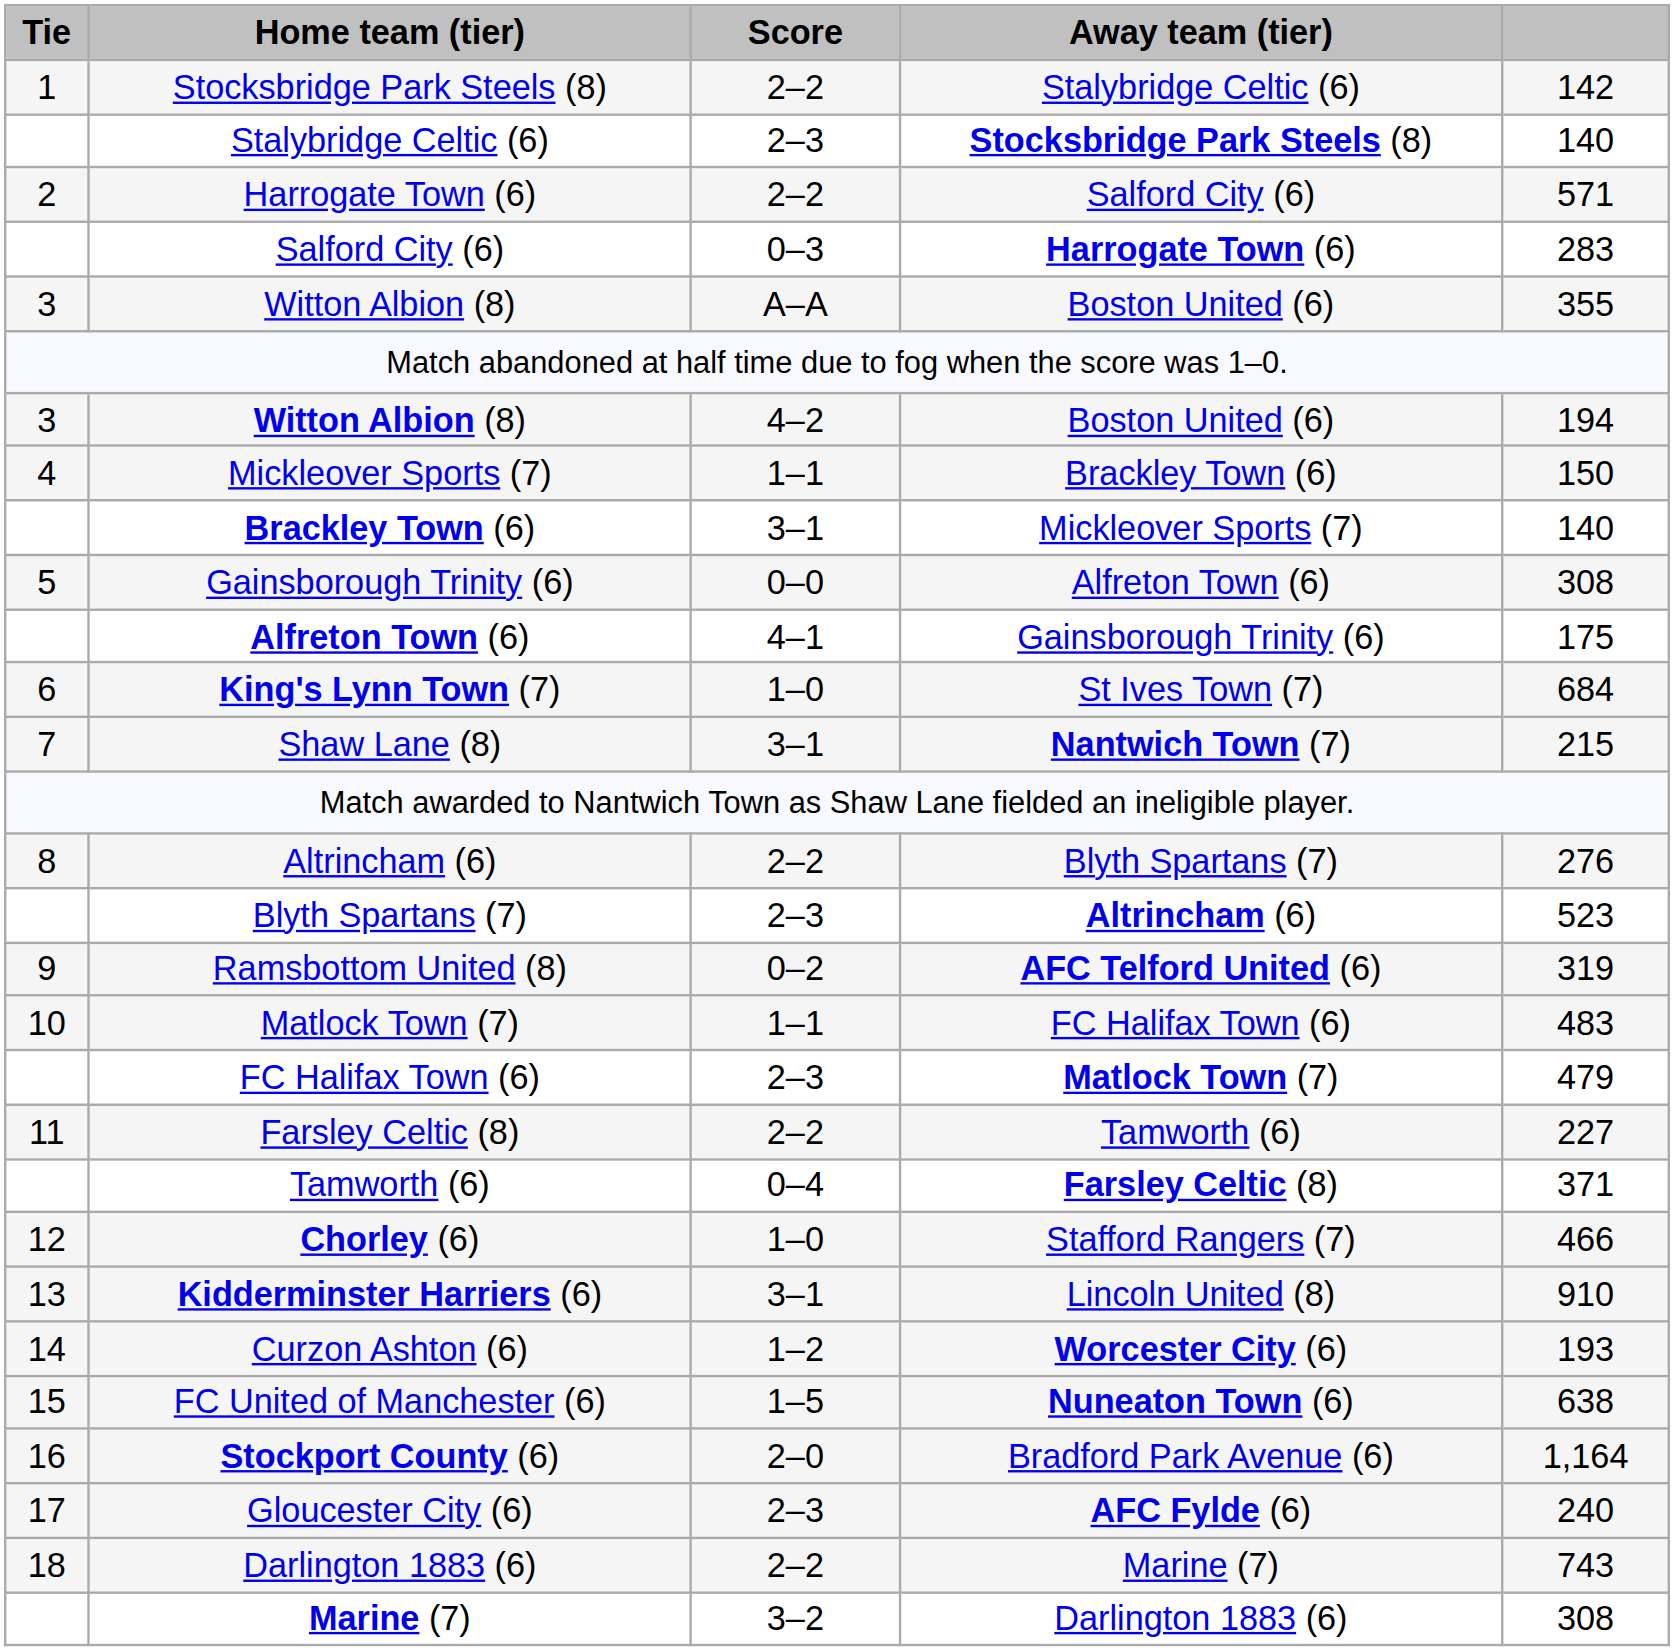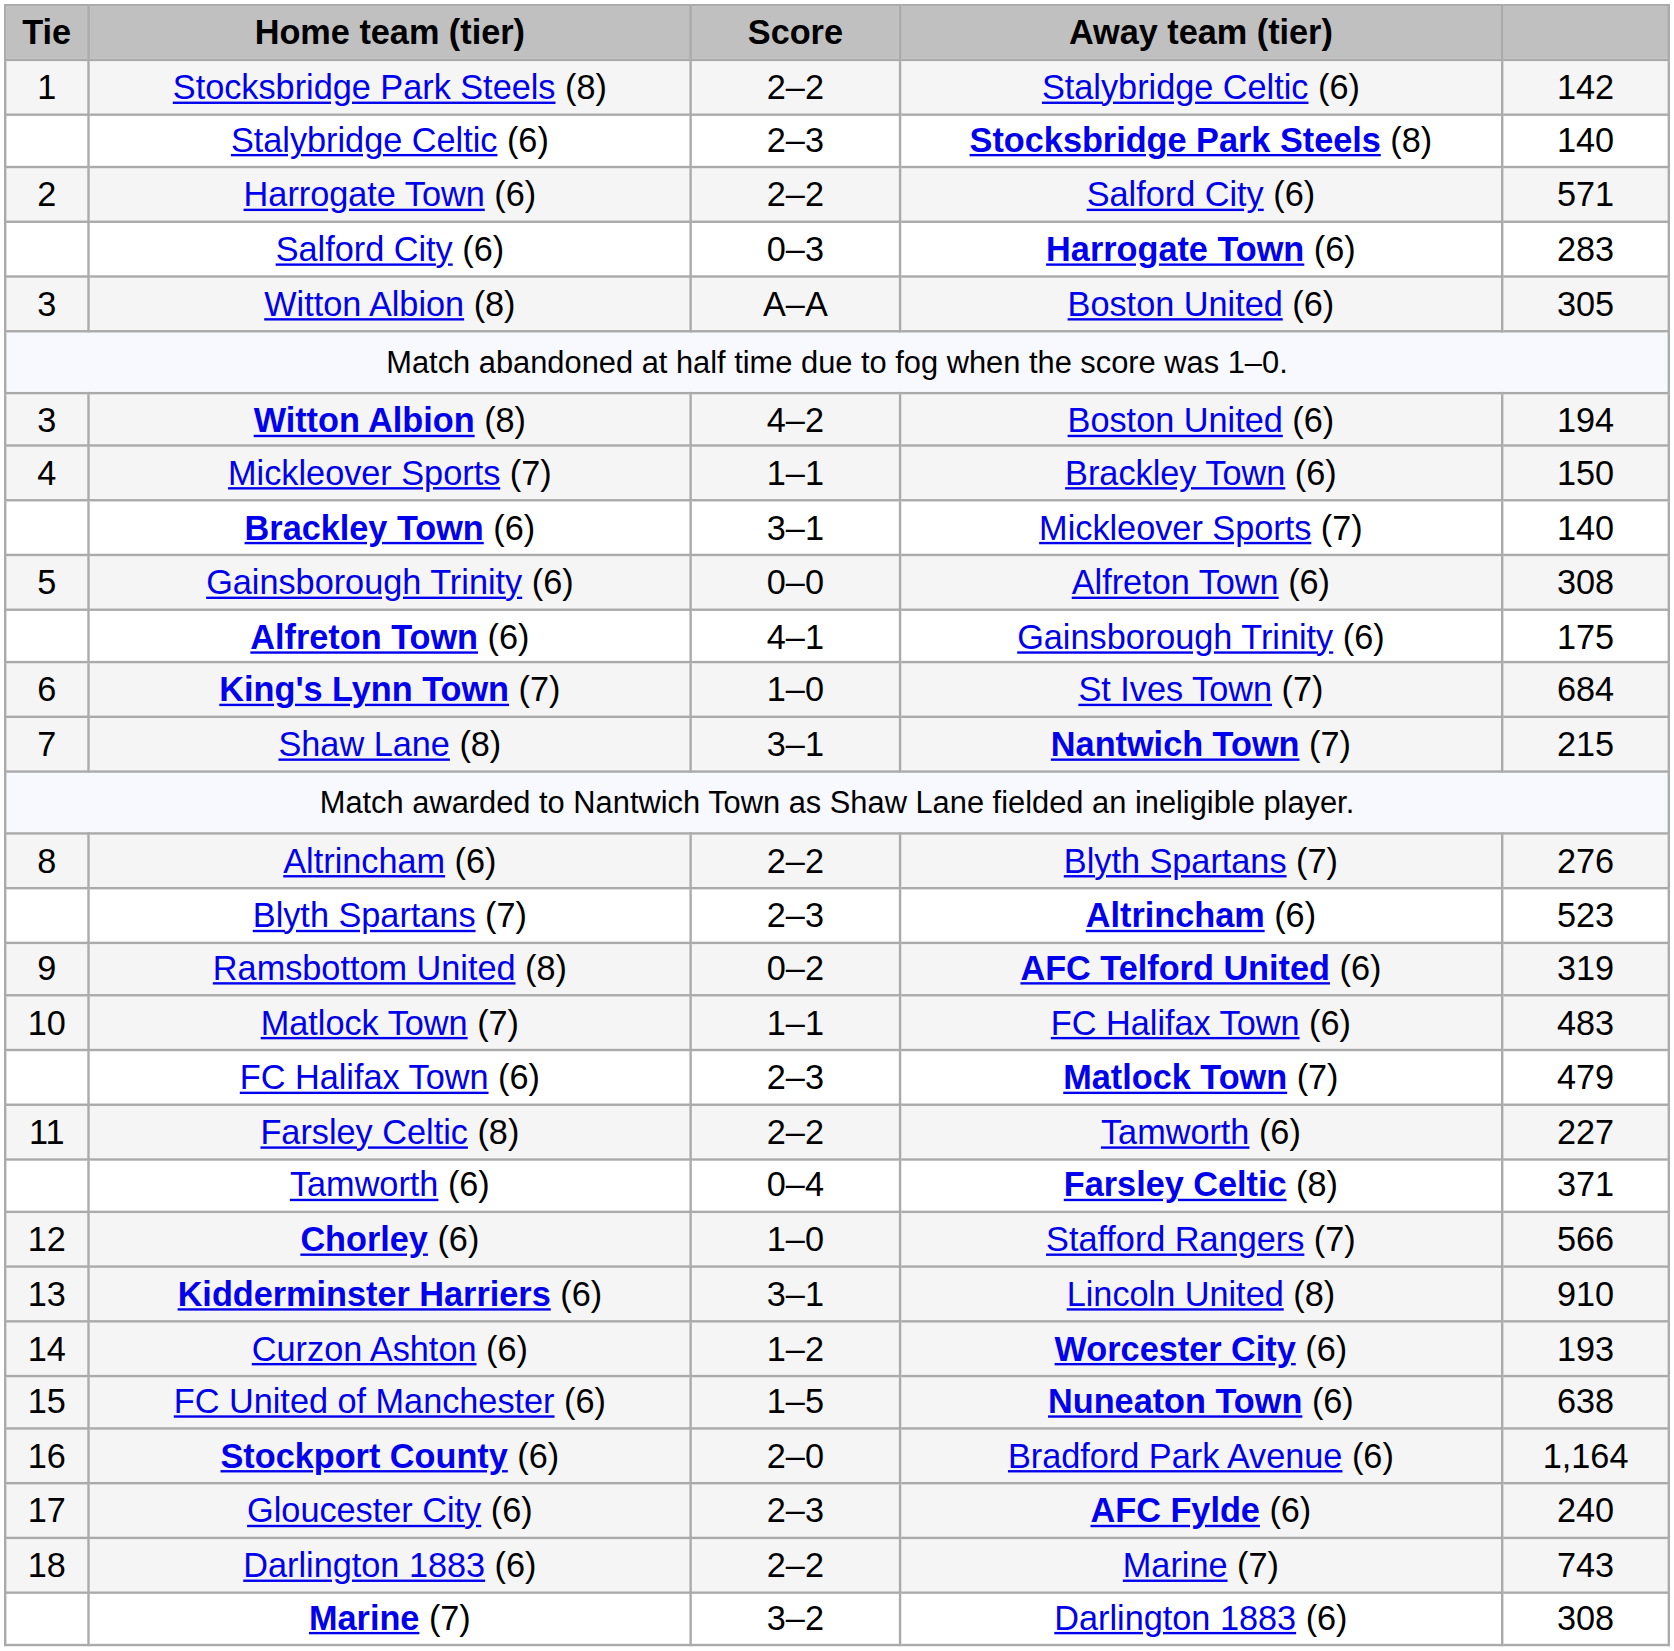(1586, 303) 355 -> (1586, 303) 305
(1586, 1240) 466 -> (1586, 1240) 566
